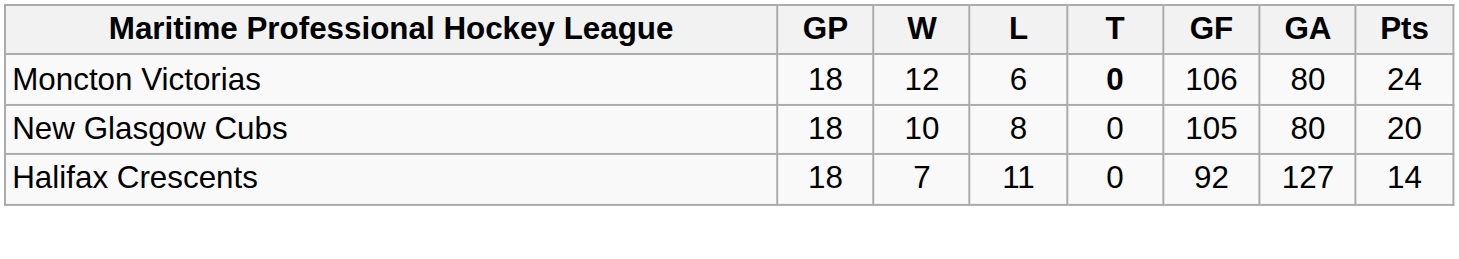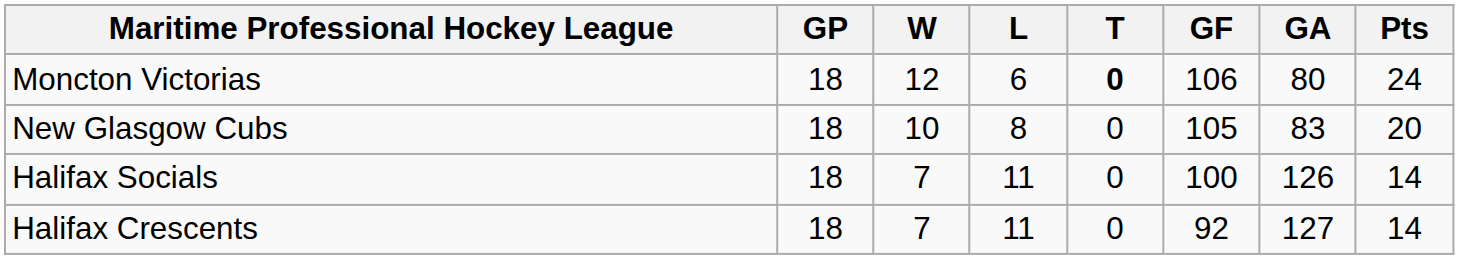(1308, 128) 80 -> (1308, 128) 83
+ row: (115, 178)
